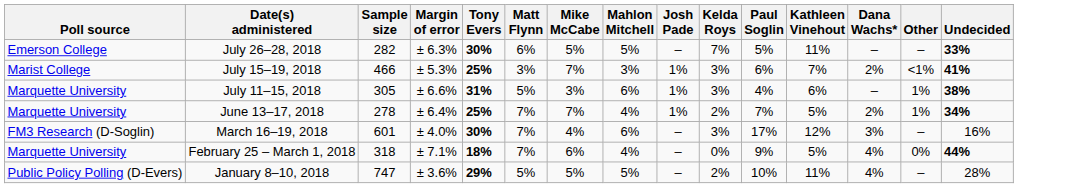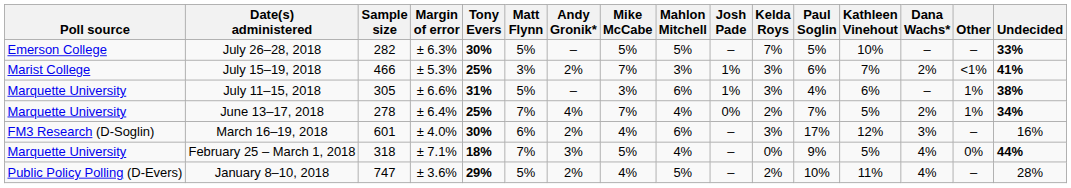+ column: (573, 22)
(526, 50) 6% -> (526, 50) 5%
(817, 50) 11% -> (870, 50) 10%
(678, 111) 1% -> (731, 111) 0%
(526, 132) 7% -> (526, 132) 6%
(575, 152) 6% -> (628, 152) 5%
(575, 173) 5% -> (628, 173) 4%
